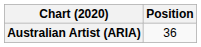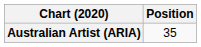(170, 33) 36 -> (170, 33) 35
